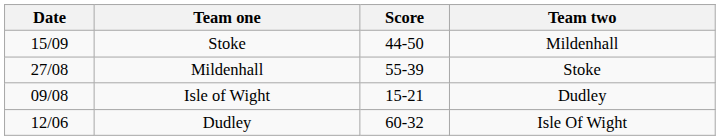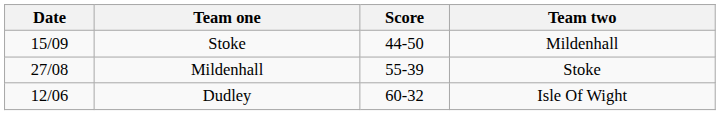- row: (227, 95)
